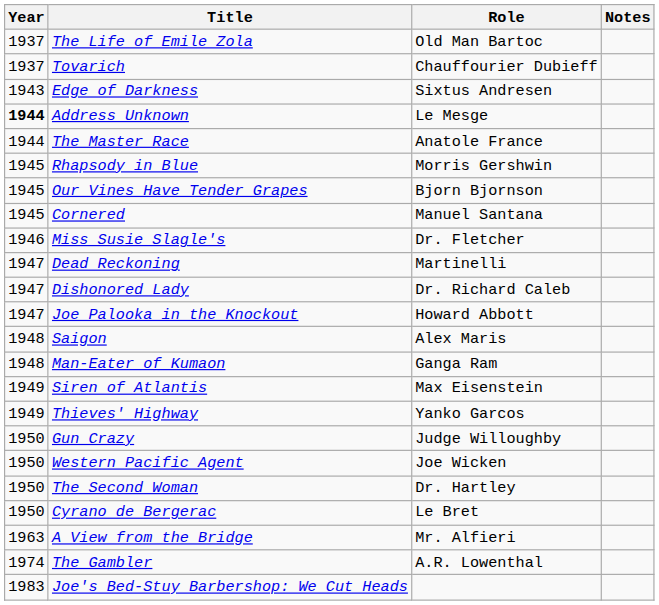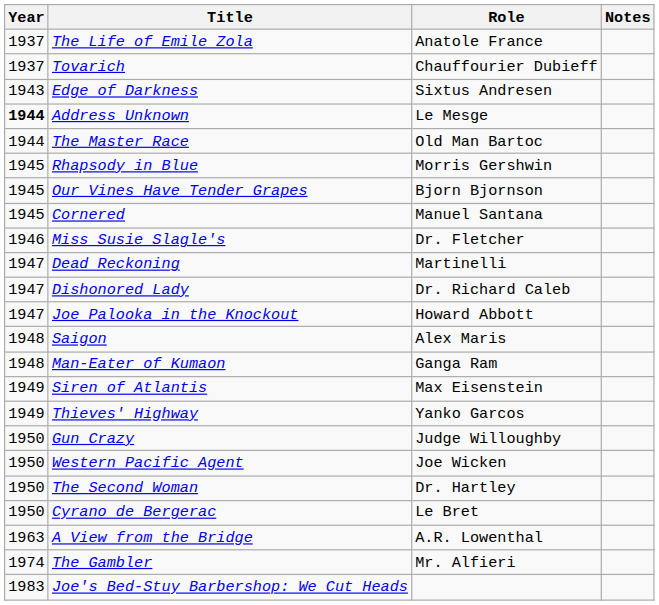(479, 42) Old Man Bartoc -> (479, 42) Anatole France
(479, 141) Anatole France -> (479, 141) Old Man Bartoc
(465, 538) Mr. Alfieri -> (479, 538) A.R. Lowenthal
(479, 562) A.R. Lowenthal -> (465, 562) Mr. Alfieri
